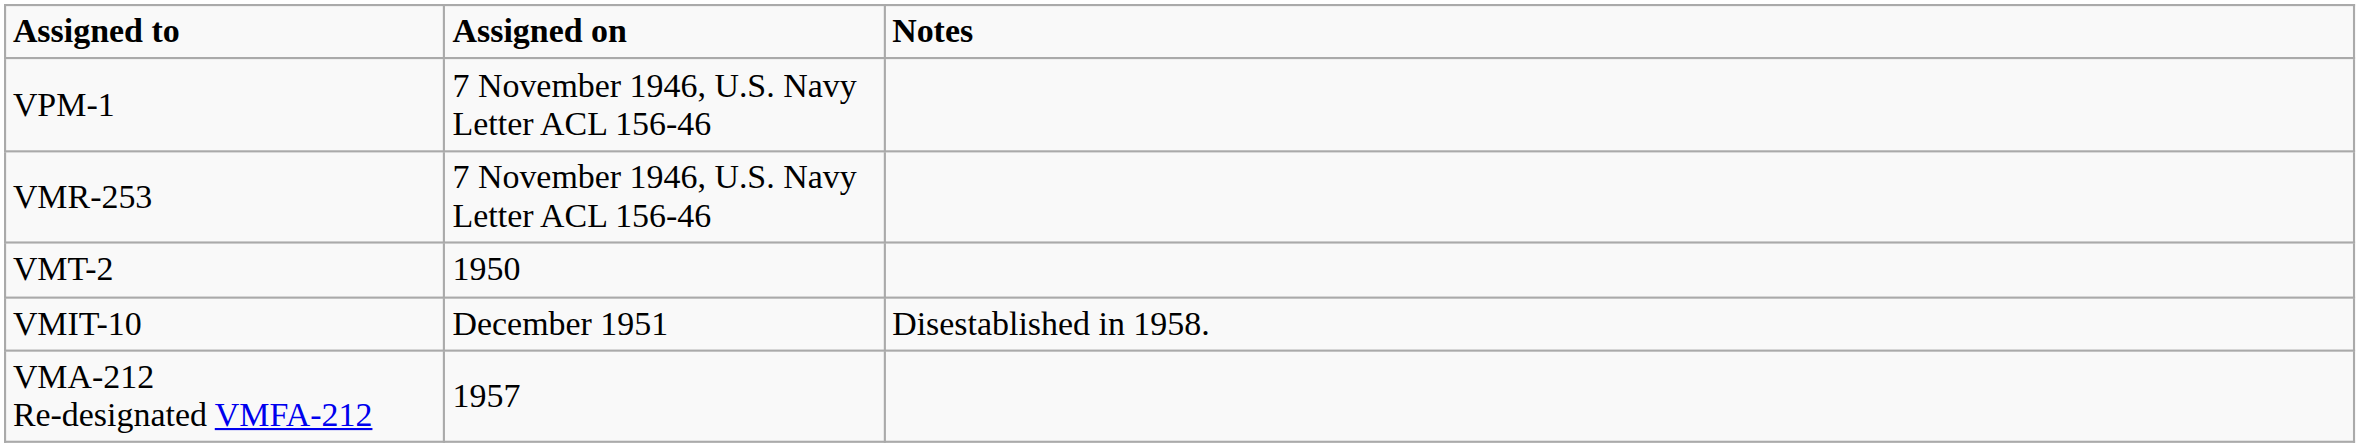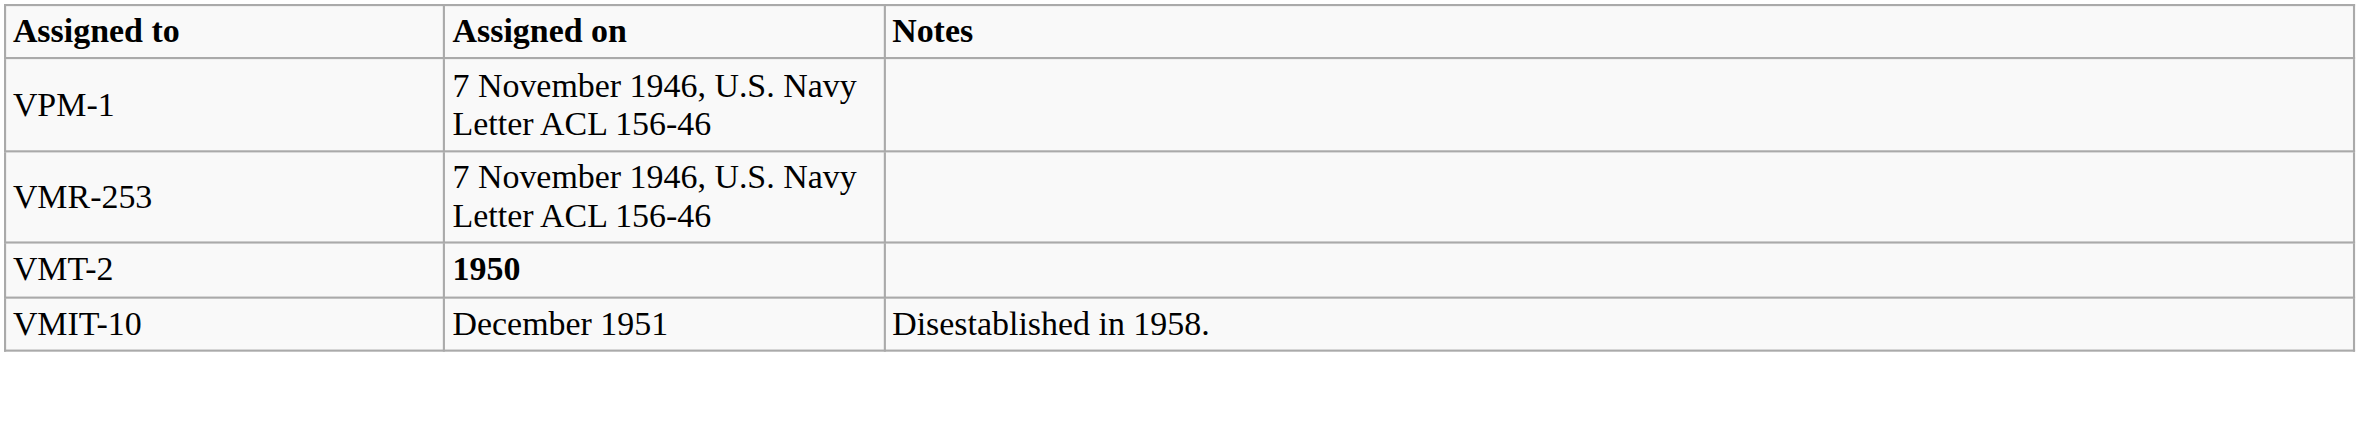(486, 269) normal -> (486, 269) bold
- row: (193, 395)
